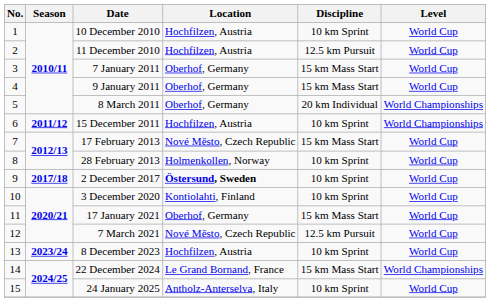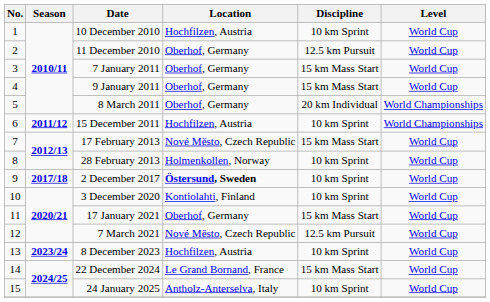(208, 50) Hochfilzen, Austria -> (207, 50) Oberhof, Germany
(433, 269) World Championships -> (433, 269) World Cup
